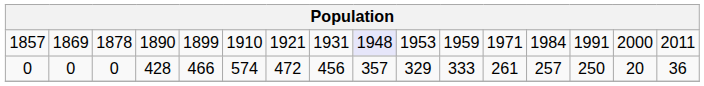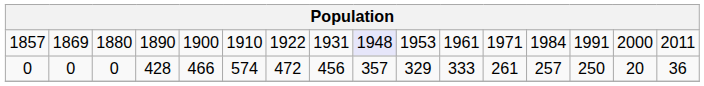(114, 42) 1878 -> (114, 42) 1880
(201, 42) 1899 -> (201, 42) 1900
(288, 42) 1921 -> (288, 42) 1922
(461, 42) 1959 -> (461, 42) 1961
